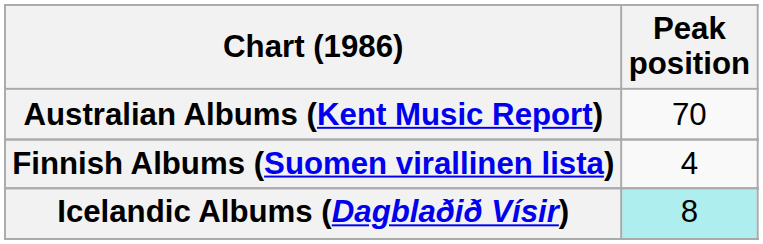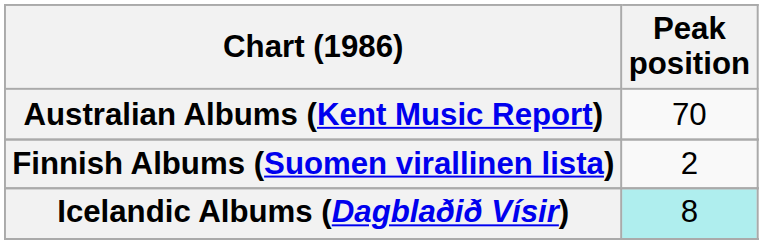(689, 163) 4 -> (689, 163) 2
